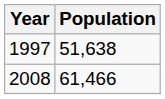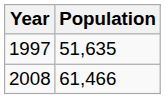(88, 49) 51,638 -> (88, 49) 51,635
